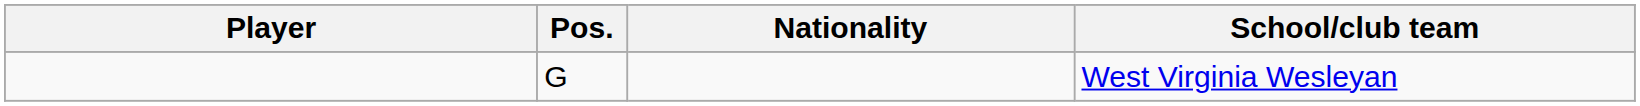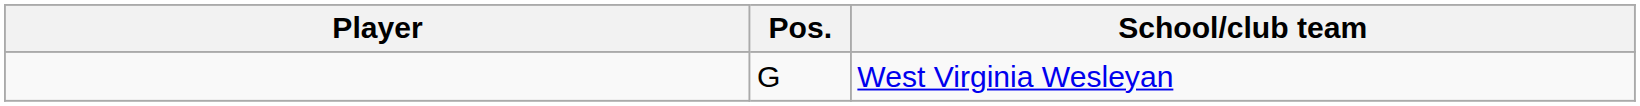- column: (850, 28)
